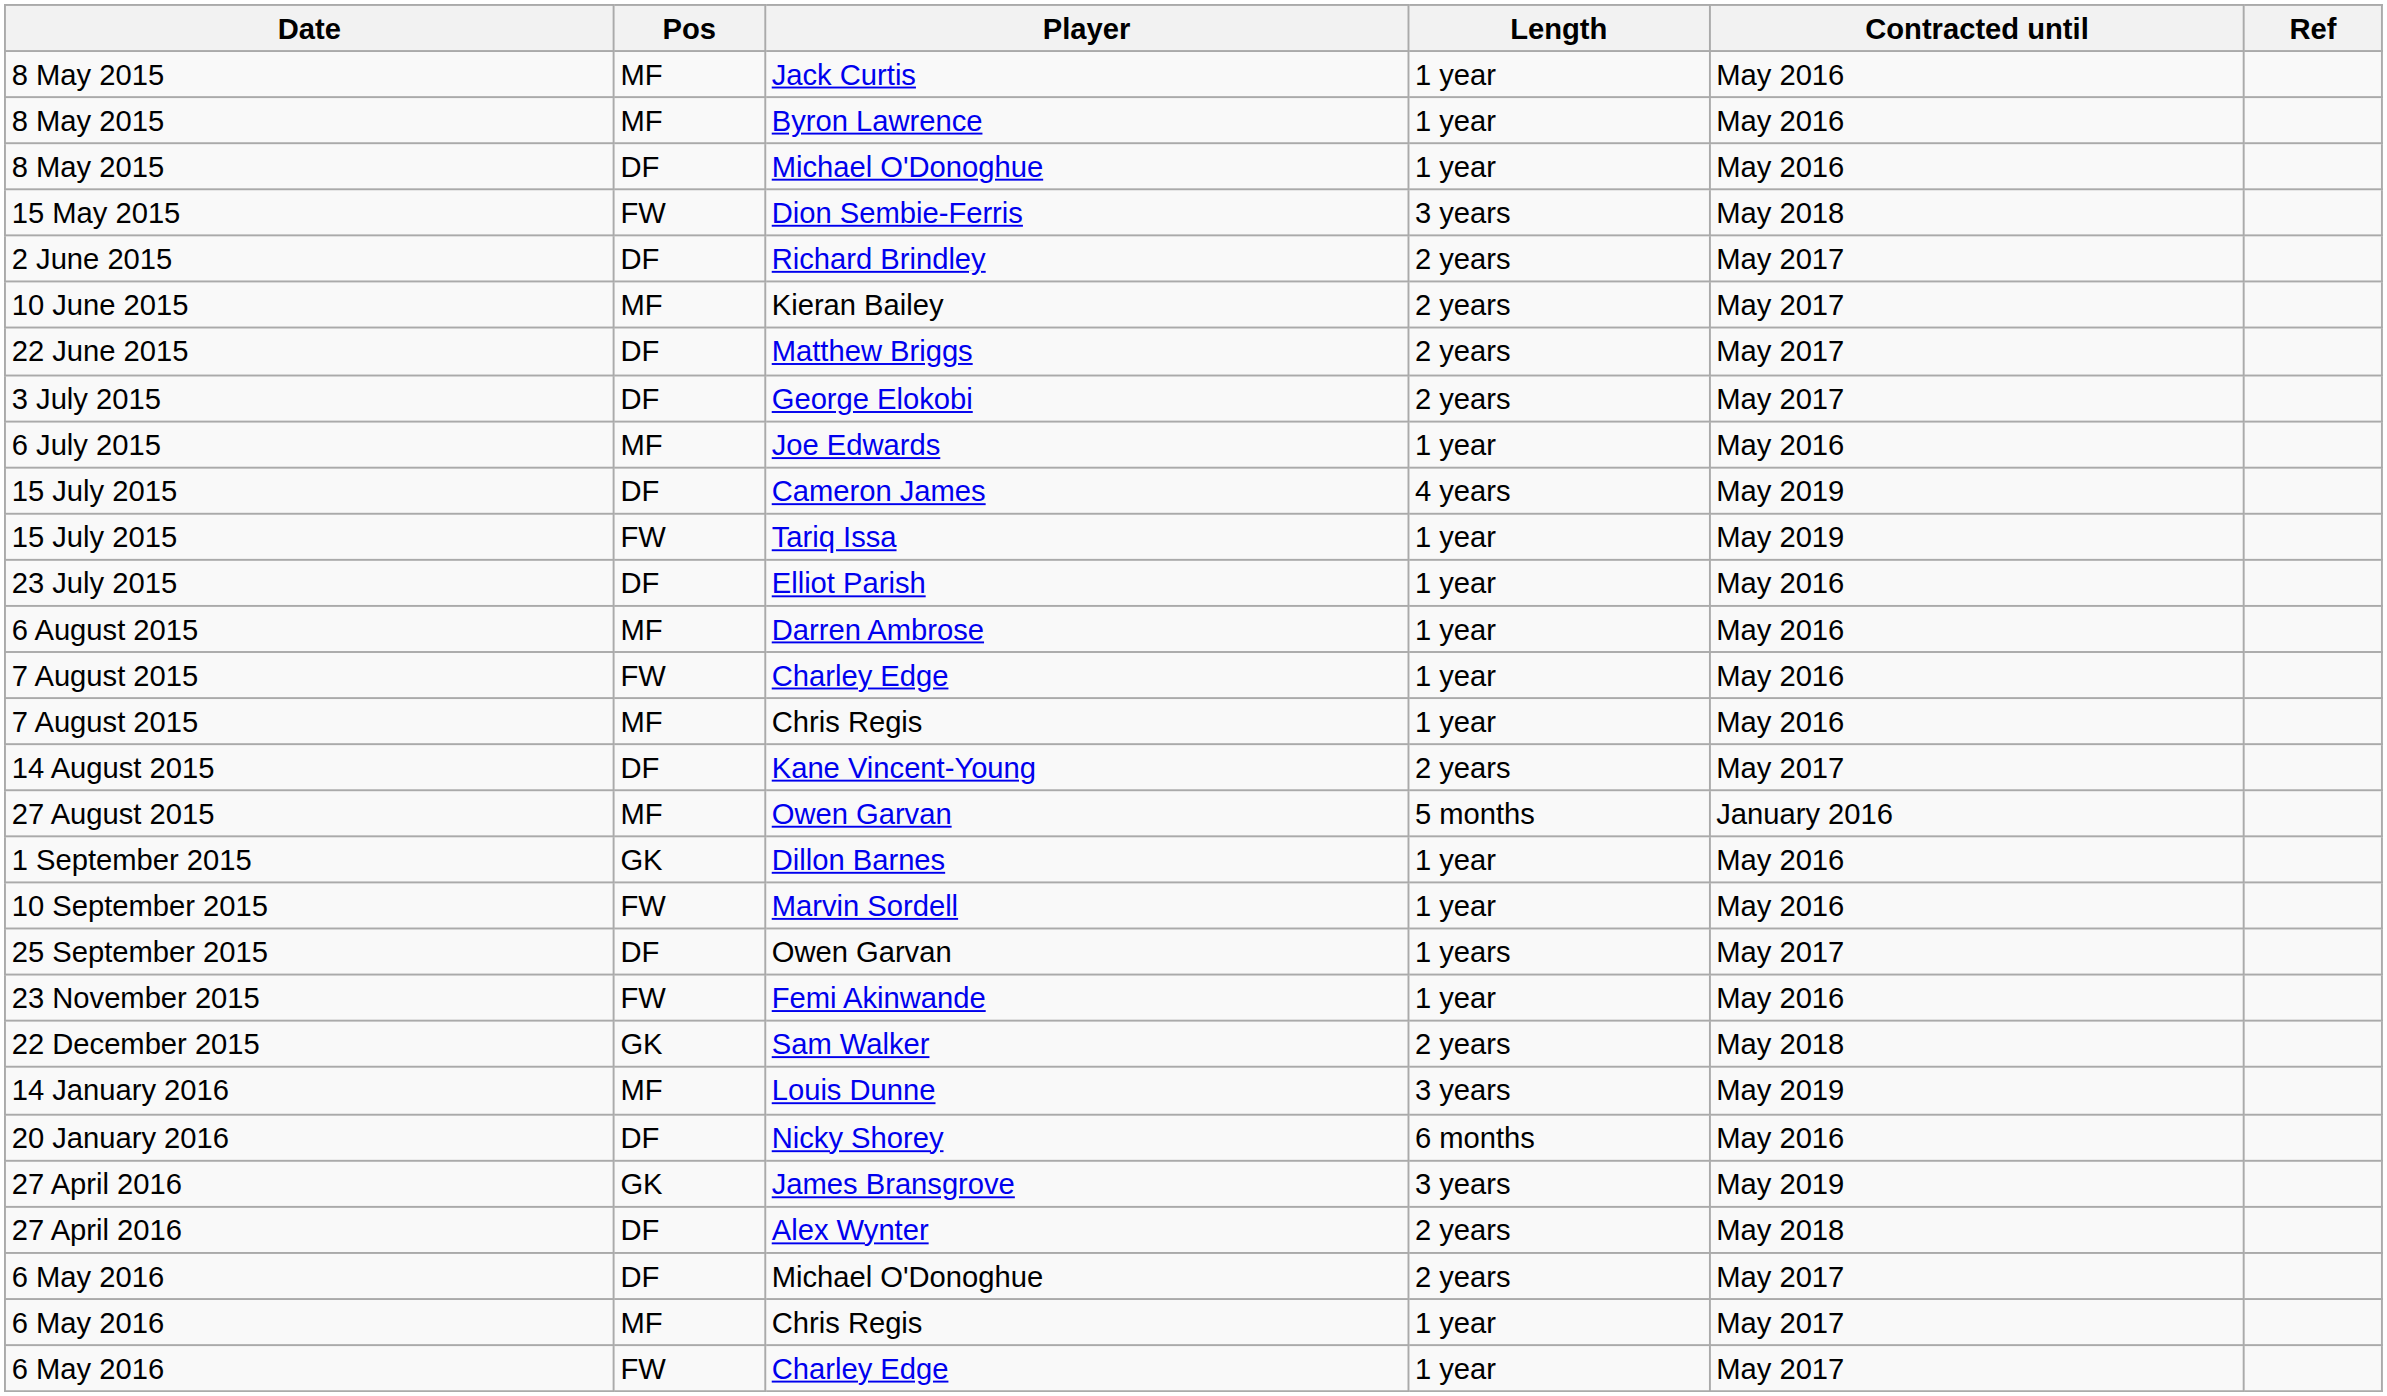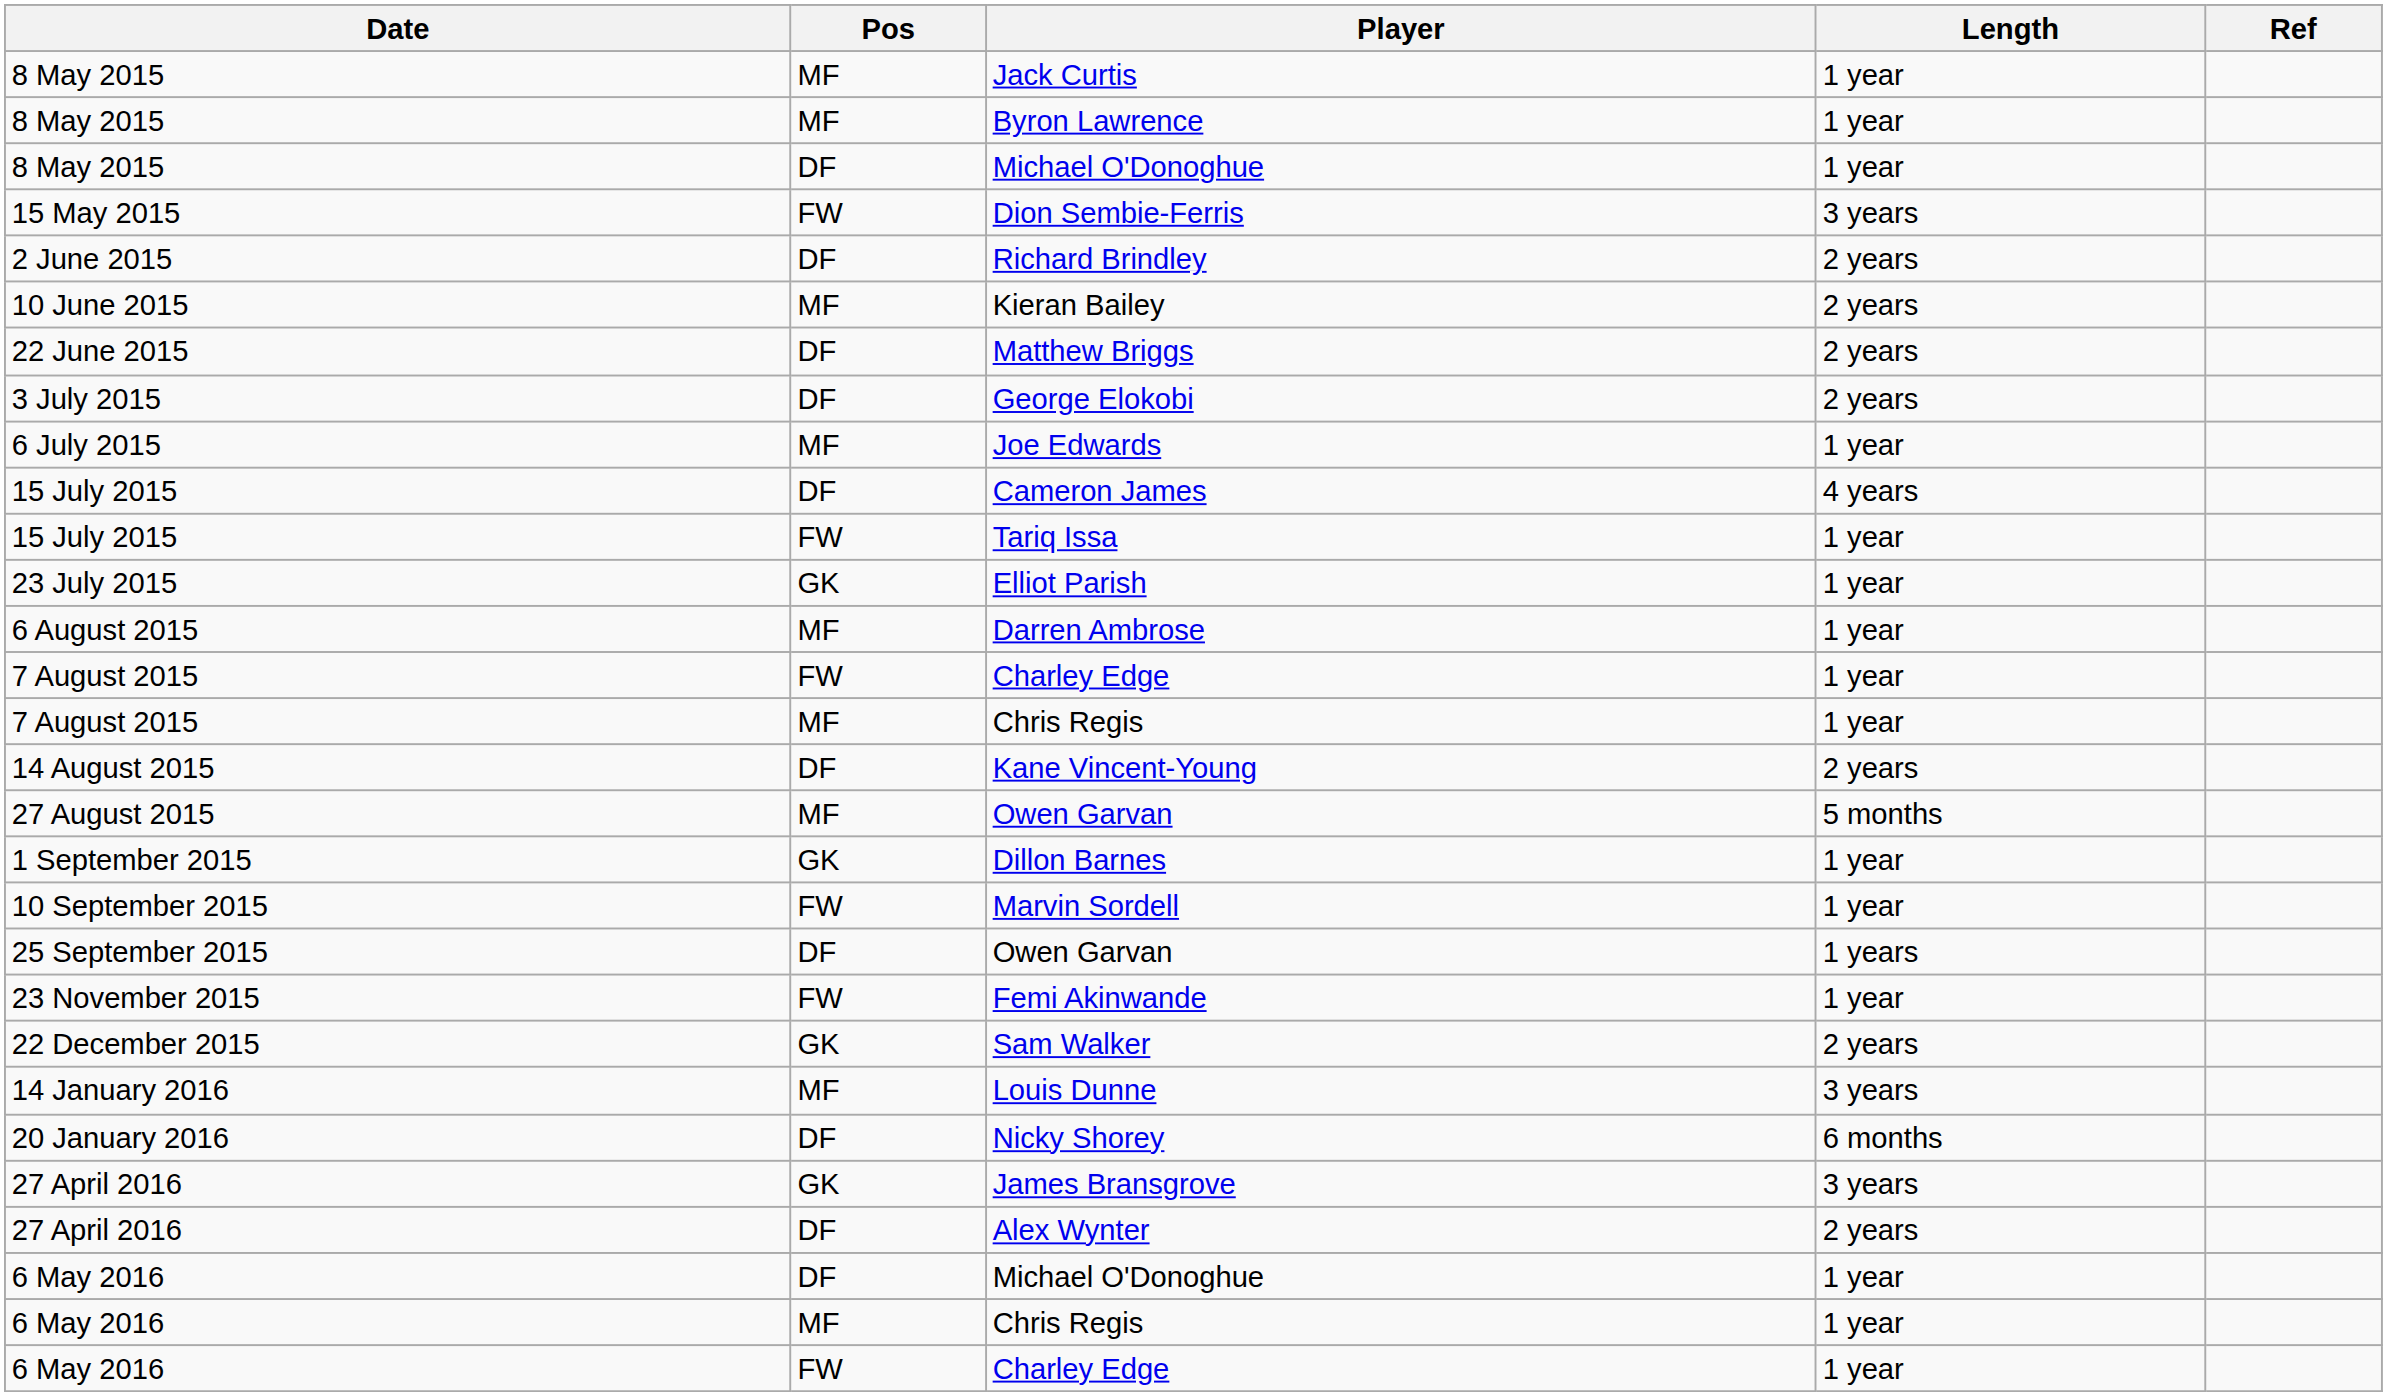- column: (1977, 28)
(640, 583) DF -> (818, 583) GK
(1463, 1276) 2 years -> (1863, 1276) 1 year
